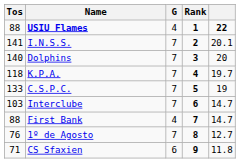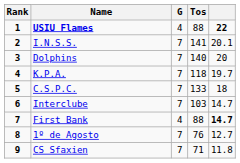columns swapped: (195, 12) <-> (15, 12)
(222, 88) 19 -> (222, 88) 18
(222, 119) normal -> (222, 119) bold
(174, 150) 6 -> (180, 150) 7
